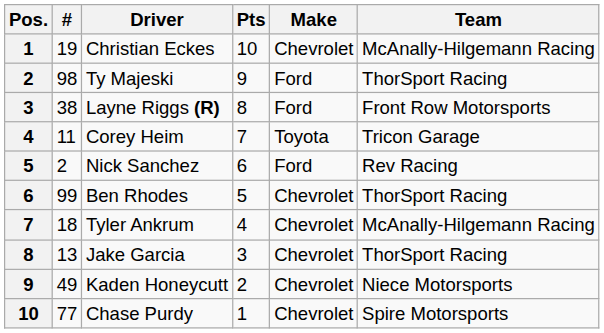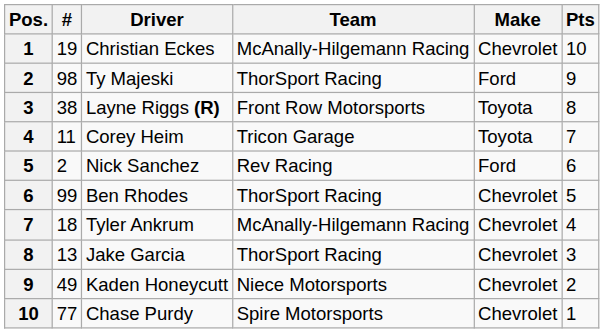columns swapped: (478, 19) <-> (251, 19)
(293, 108) Ford -> (505, 108) Toyota
